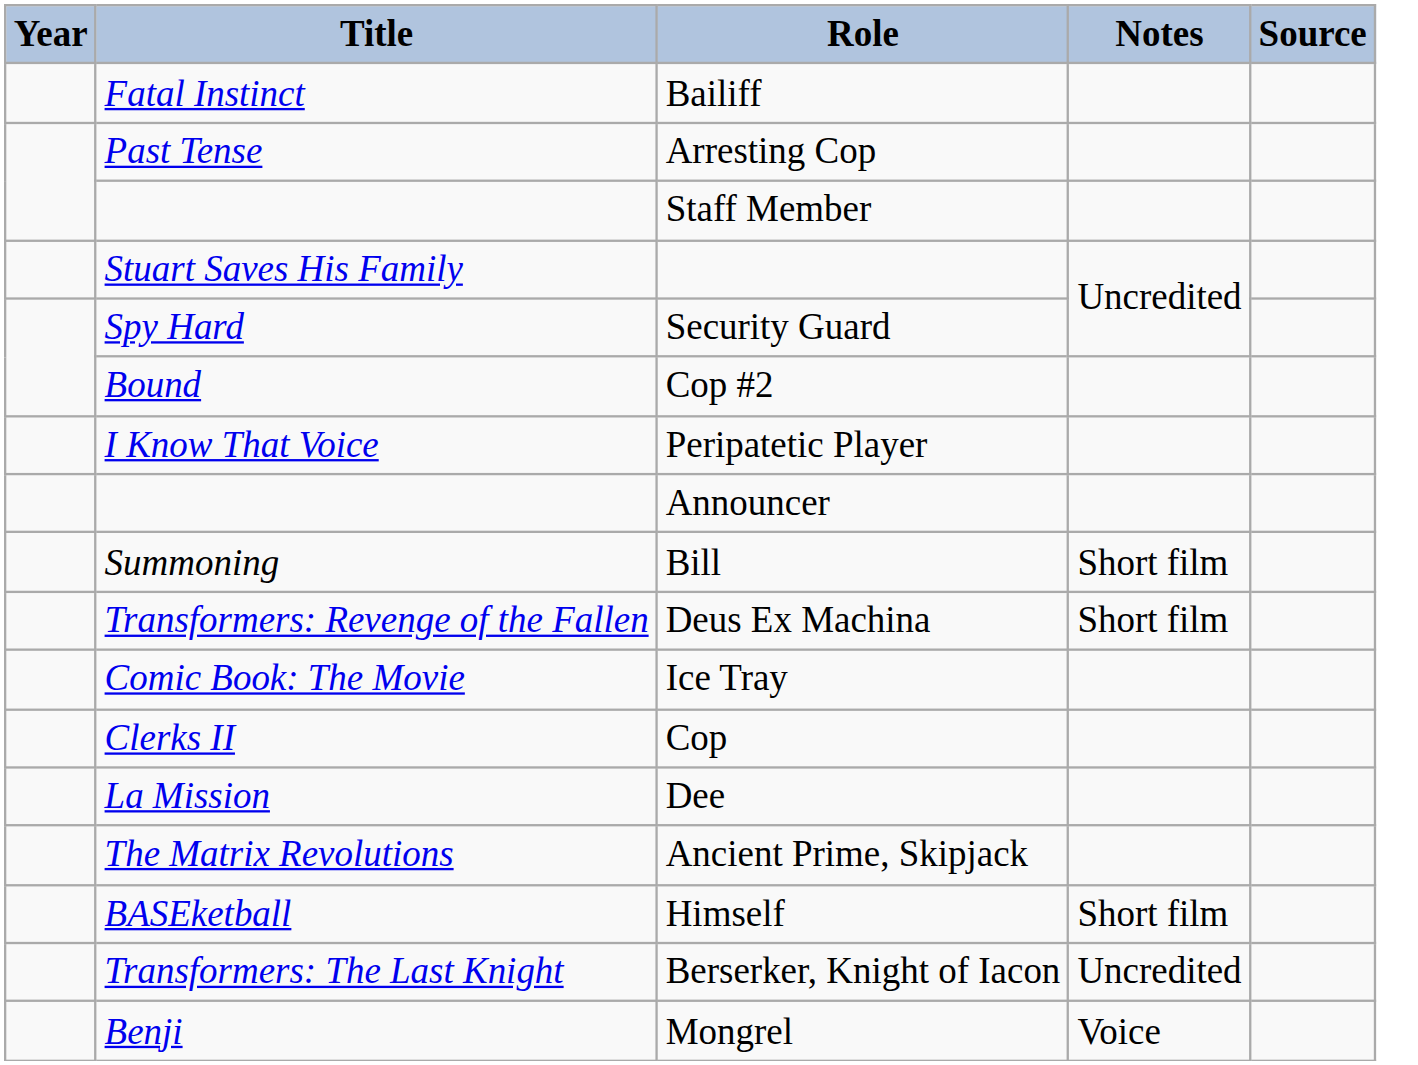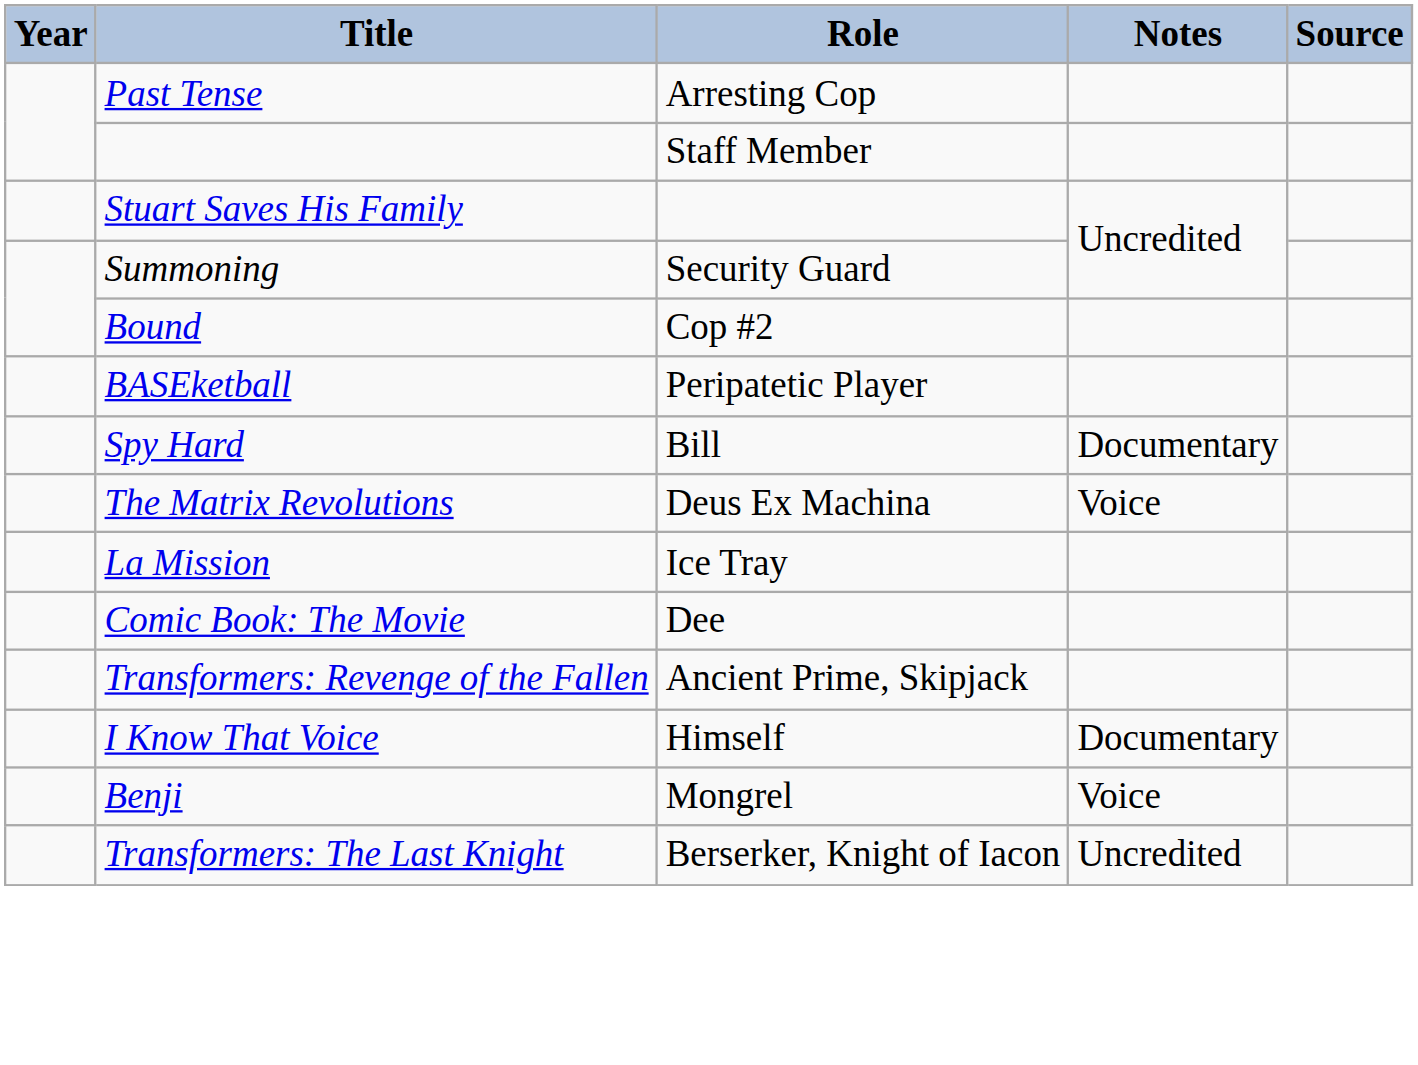- row: (714, 92)
(174, 326) Spy Hard -> (192, 268) Summoning
(242, 444) I Know That Voice -> (198, 385) BASEketball
- row: (748, 502)
(192, 561) Summoning -> (174, 444) Spy Hard
(1153, 561) Short film -> (1178, 444) Documentary
(377, 619) Transformers: Revenge of the Fallen -> (279, 502) The Matrix Revolutions
(1153, 619) Short film -> (1119, 502) Voice
(285, 678) Comic Book: The Movie -> (187, 561) La Mission
- row: (696, 737)
(187, 795) La Mission -> (285, 619) Comic Book: The Movie
(279, 854) The Matrix Revolutions -> (377, 678) Transformers: Revenge of the Fallen
(198, 913) BASEketball -> (242, 737) I Know That Voice
(1153, 913) Short film -> (1178, 737) Documentary
rows swapped: (863, 971) <-> (729, 1030)
